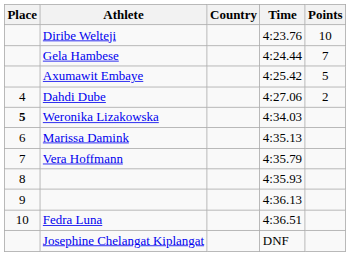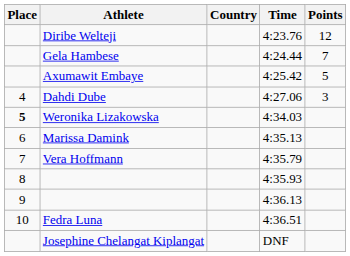(325, 35) 10 -> (325, 35) 12
(325, 96) 2 -> (325, 96) 3
